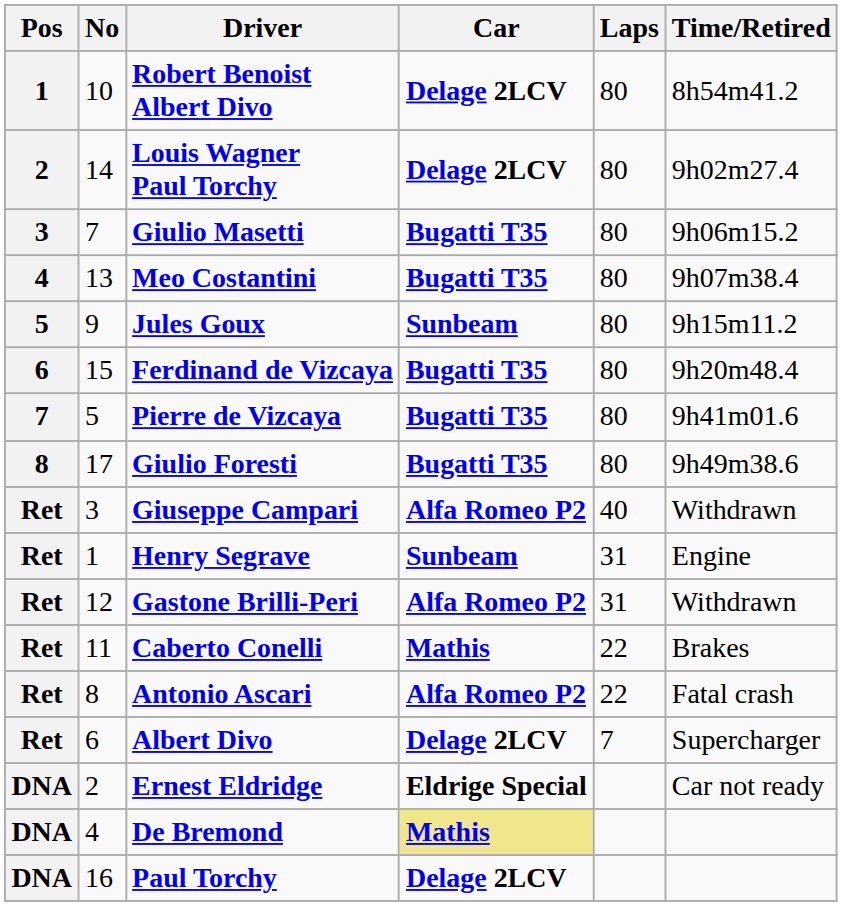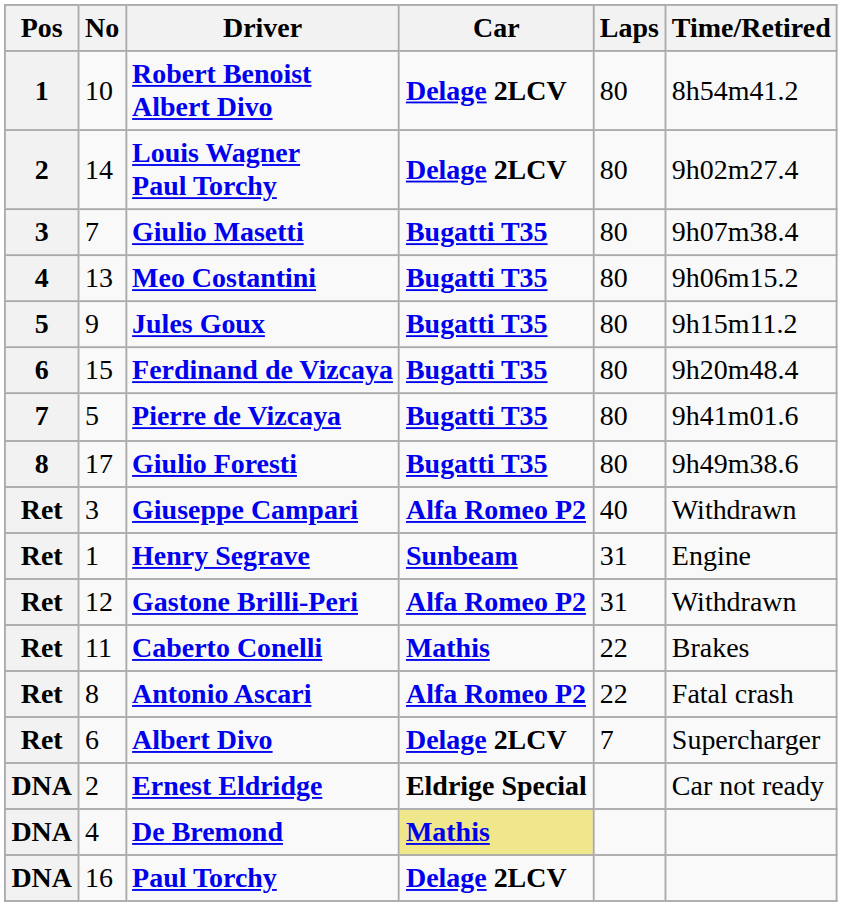(735, 232) 9h06m15.2 -> (735, 232) 9h07m38.4
(735, 278) 9h07m38.4 -> (735, 278) 9h06m15.2
(462, 324) Sunbeam -> (477, 324) Bugatti T35
